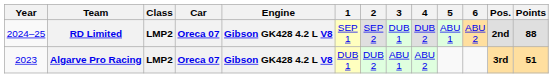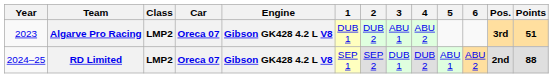rows swapped: (96, 60) <-> (96, 33)
